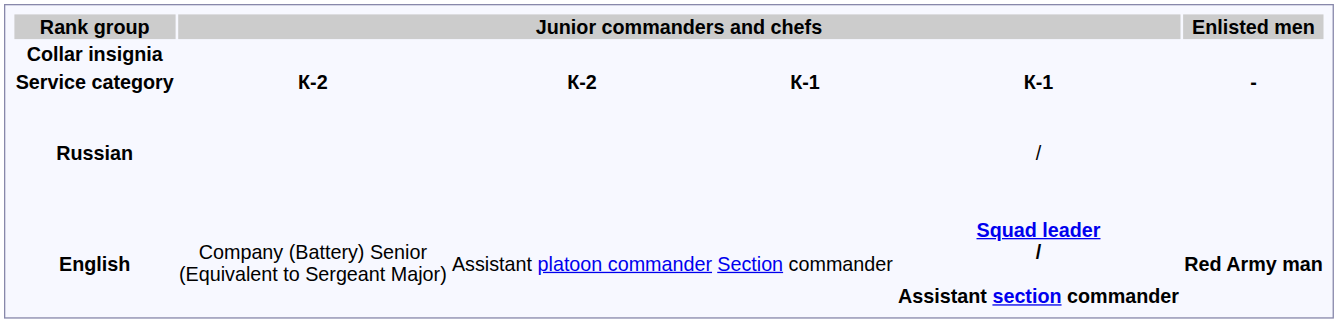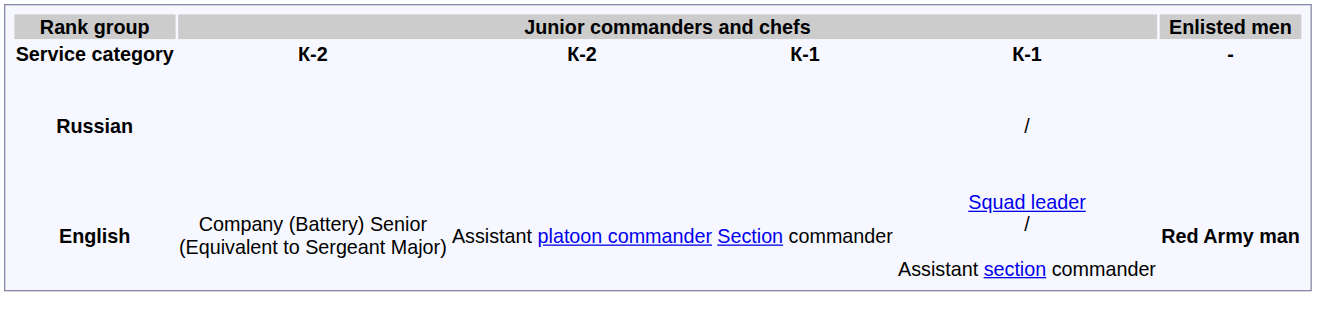- row: (95, 54)
(1039, 263) bold -> (1027, 235) normal
